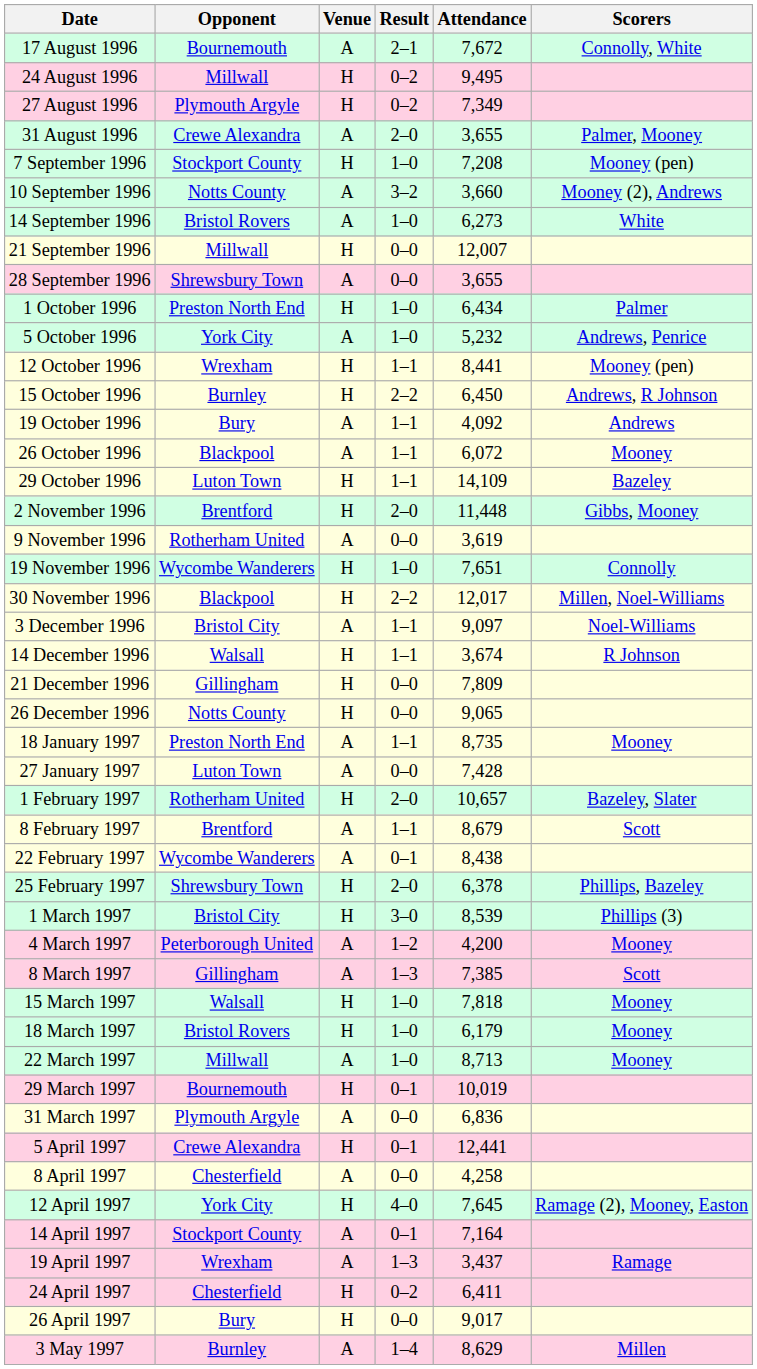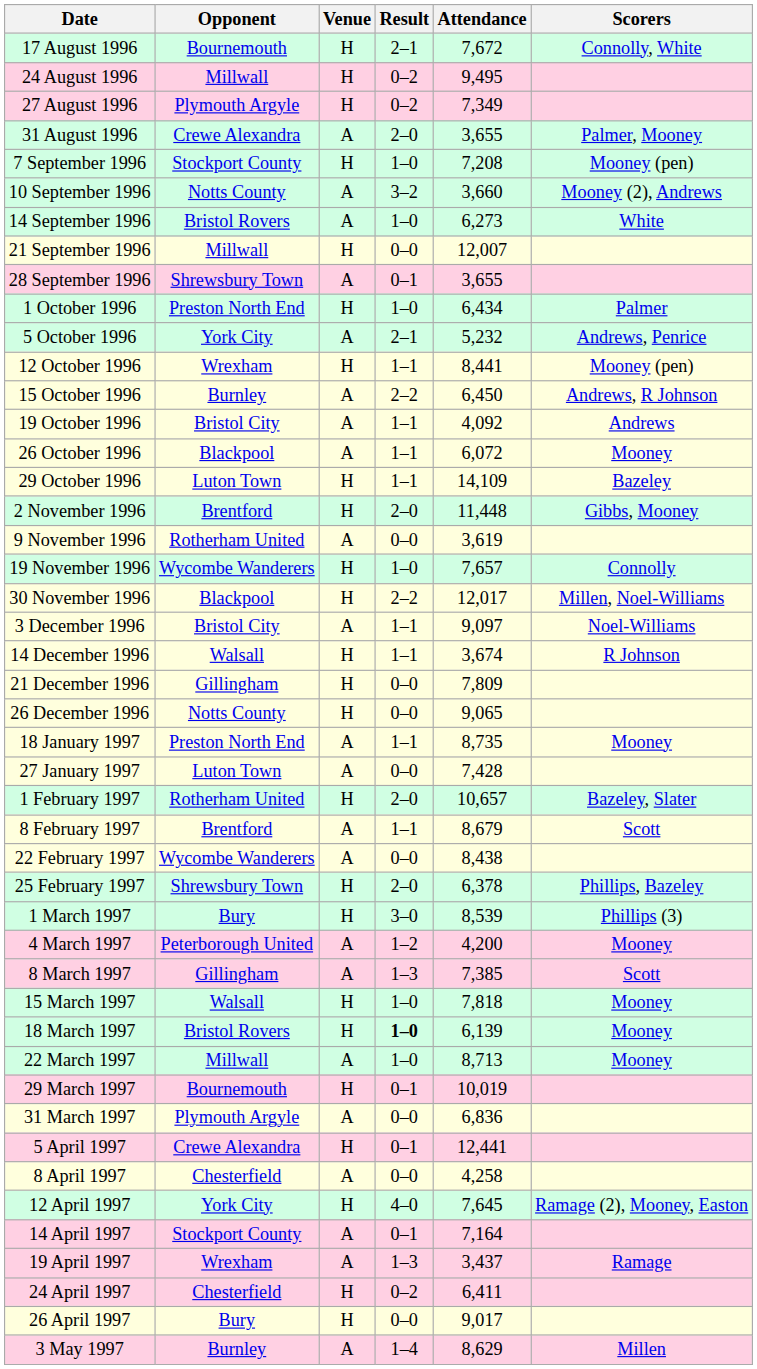(347, 47) A -> (347, 47) H
(404, 279) 0–0 -> (404, 279) 0–1
(404, 337) 1–0 -> (404, 337) 2–1
(347, 395) H -> (347, 395) A
(237, 423) Bury -> (237, 423) Bristol City
(482, 568) 7,651 -> (482, 568) 7,657
(404, 857) 0–1 -> (404, 857) 0–0
(237, 915) Bristol City -> (237, 915) Bury
(404, 1031) normal -> (404, 1031) bold
(482, 1031) 6,179 -> (482, 1031) 6,139
